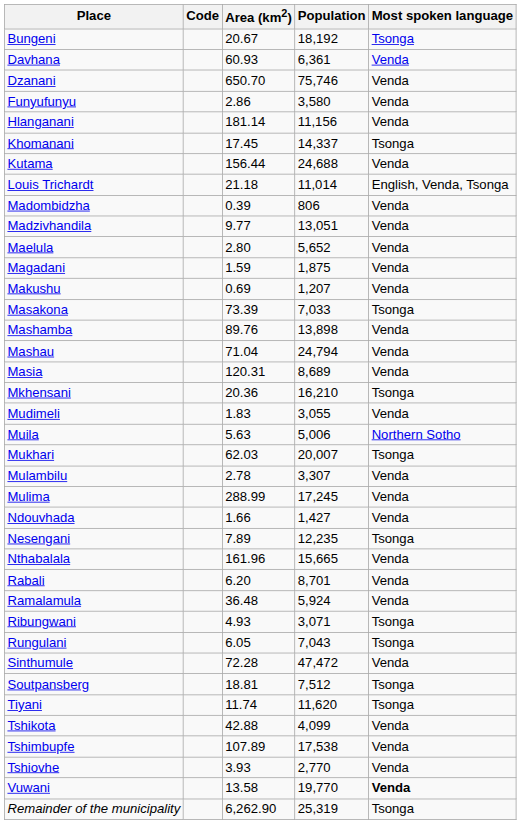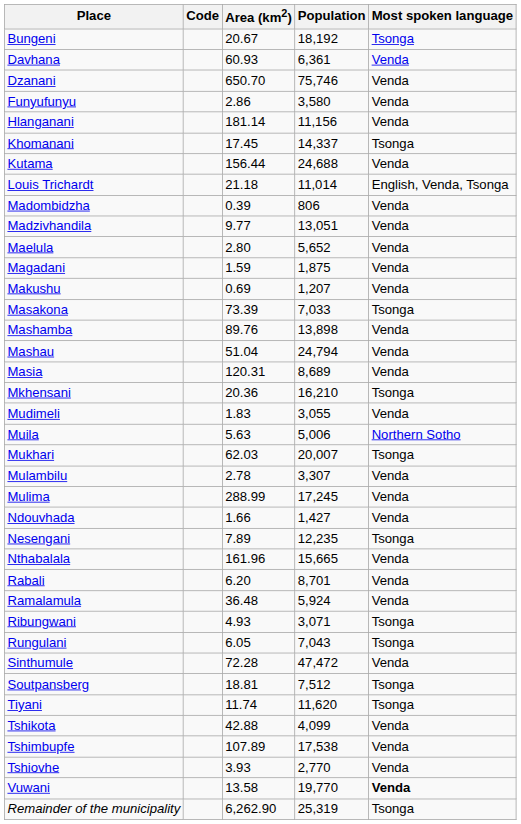(242, 351) 71.04 -> (242, 351) 51.04
